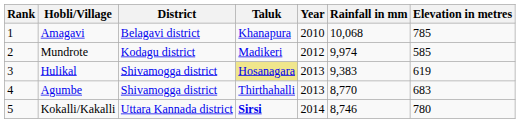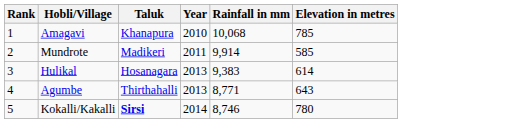- column: (177, 14)
(313, 52) 2012 -> (195, 52) 2011
(344, 52) 9,974 -> (226, 52) 9,914
(267, 71) khaki background -> (149, 71) no background
(422, 71) 619 -> (304, 71) 614
(344, 90) 8,770 -> (226, 90) 8,771
(422, 90) 683 -> (304, 90) 643
